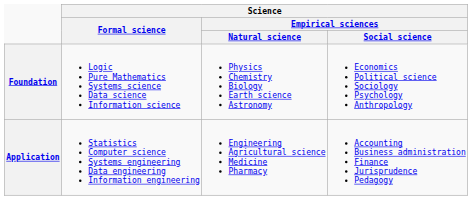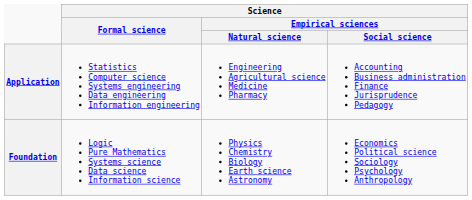rows swapped: (33, 82) <-> (33, 157)
